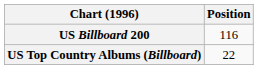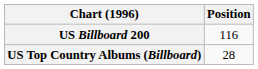(229, 54) 22 -> (229, 54) 28
